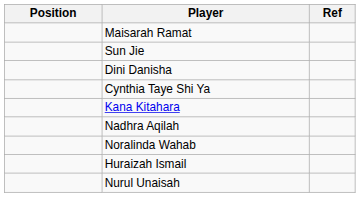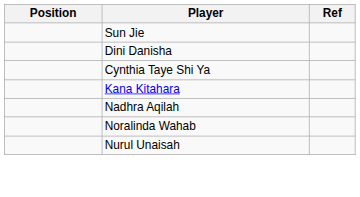- row: (148, 32)
- row: (146, 164)
